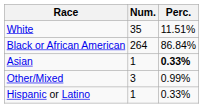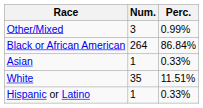rows swapped: (20, 29) <-> (35, 78)
(176, 62) bold -> (176, 62) normal
